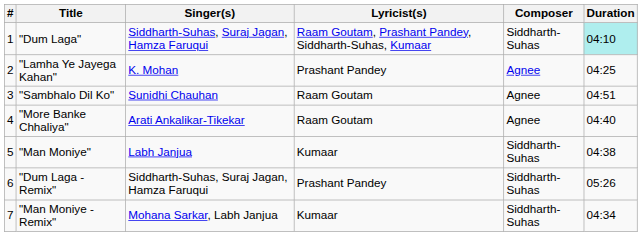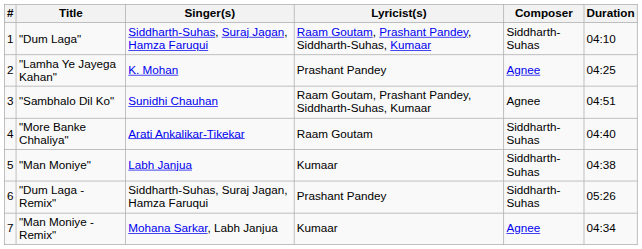(601, 38) paleturquoise background -> (601, 38) no background
(335, 95) Raam Goutam -> (384, 102) Raam Goutam, Prashant Pandey, Siddharth-Suhas, Kumaar
(523, 120) Agnee -> (533, 133) Siddharth-Suhas
(533, 215) Siddharth-Suhas -> (523, 228) Agnee
